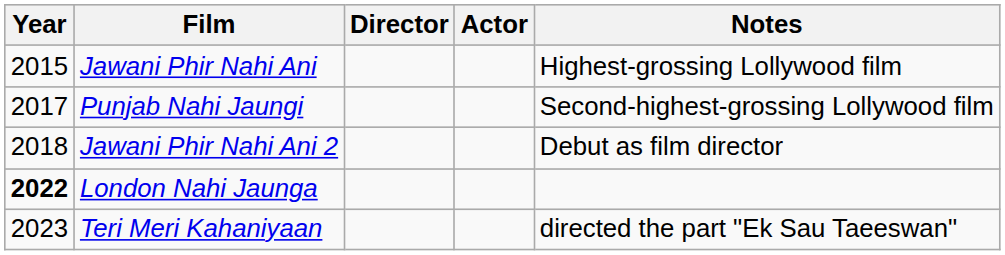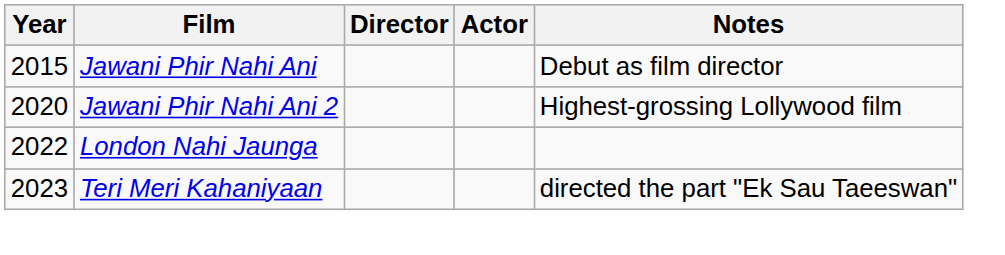(721, 65) Highest-grossing Lollywood film -> (661, 65) Debut as film director
- row: (192, 106)
(39, 147) 2018 -> (39, 106) 2020
(661, 147) Debut as film director -> (721, 106) Highest-grossing Lollywood film
(39, 188) bold -> (39, 147) normal
